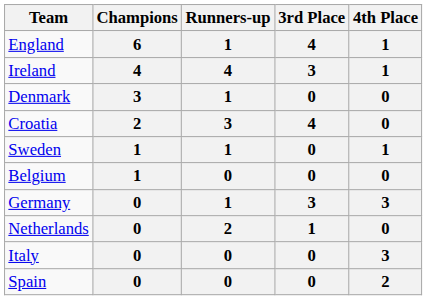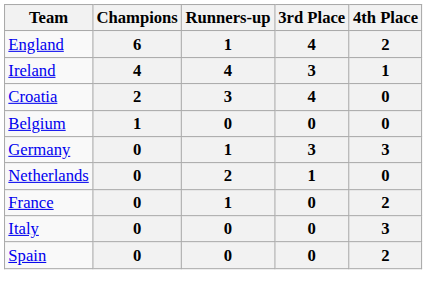(385, 44) 1 -> (385, 44) 2
- row: (39, 96)
- row: (35, 149)
+ row: (31, 202)
